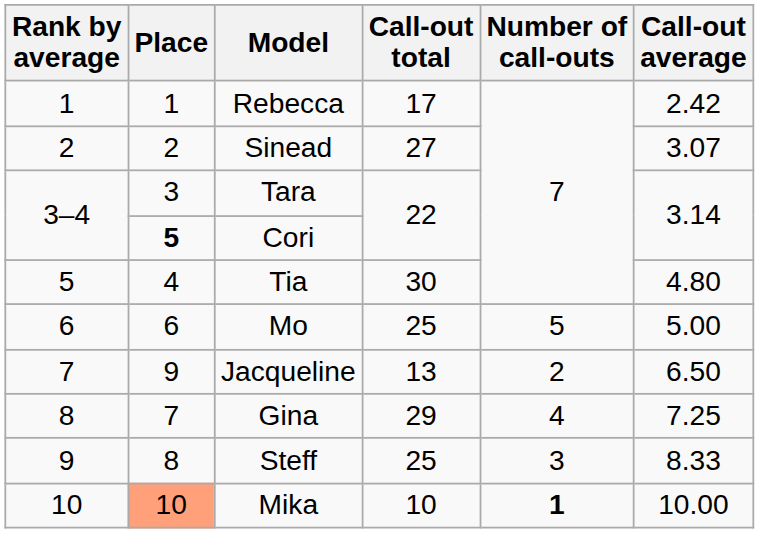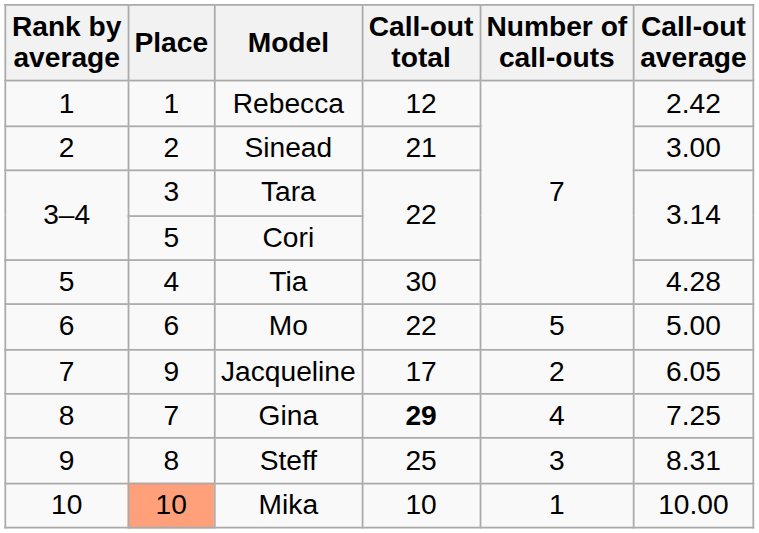(421, 103) 17 -> (421, 103) 12
(421, 147) 27 -> (421, 147) 21
(693, 147) 3.07 -> (693, 147) 3.00
(171, 237) bold -> (171, 237) normal
(693, 281) 4.80 -> (693, 281) 4.28
(421, 326) 25 -> (421, 326) 22
(421, 371) 13 -> (421, 371) 17
(693, 371) 6.50 -> (693, 371) 6.05
(421, 415) normal -> (421, 415) bold
(693, 460) 8.33 -> (693, 460) 8.31
(557, 505) bold -> (557, 505) normal
